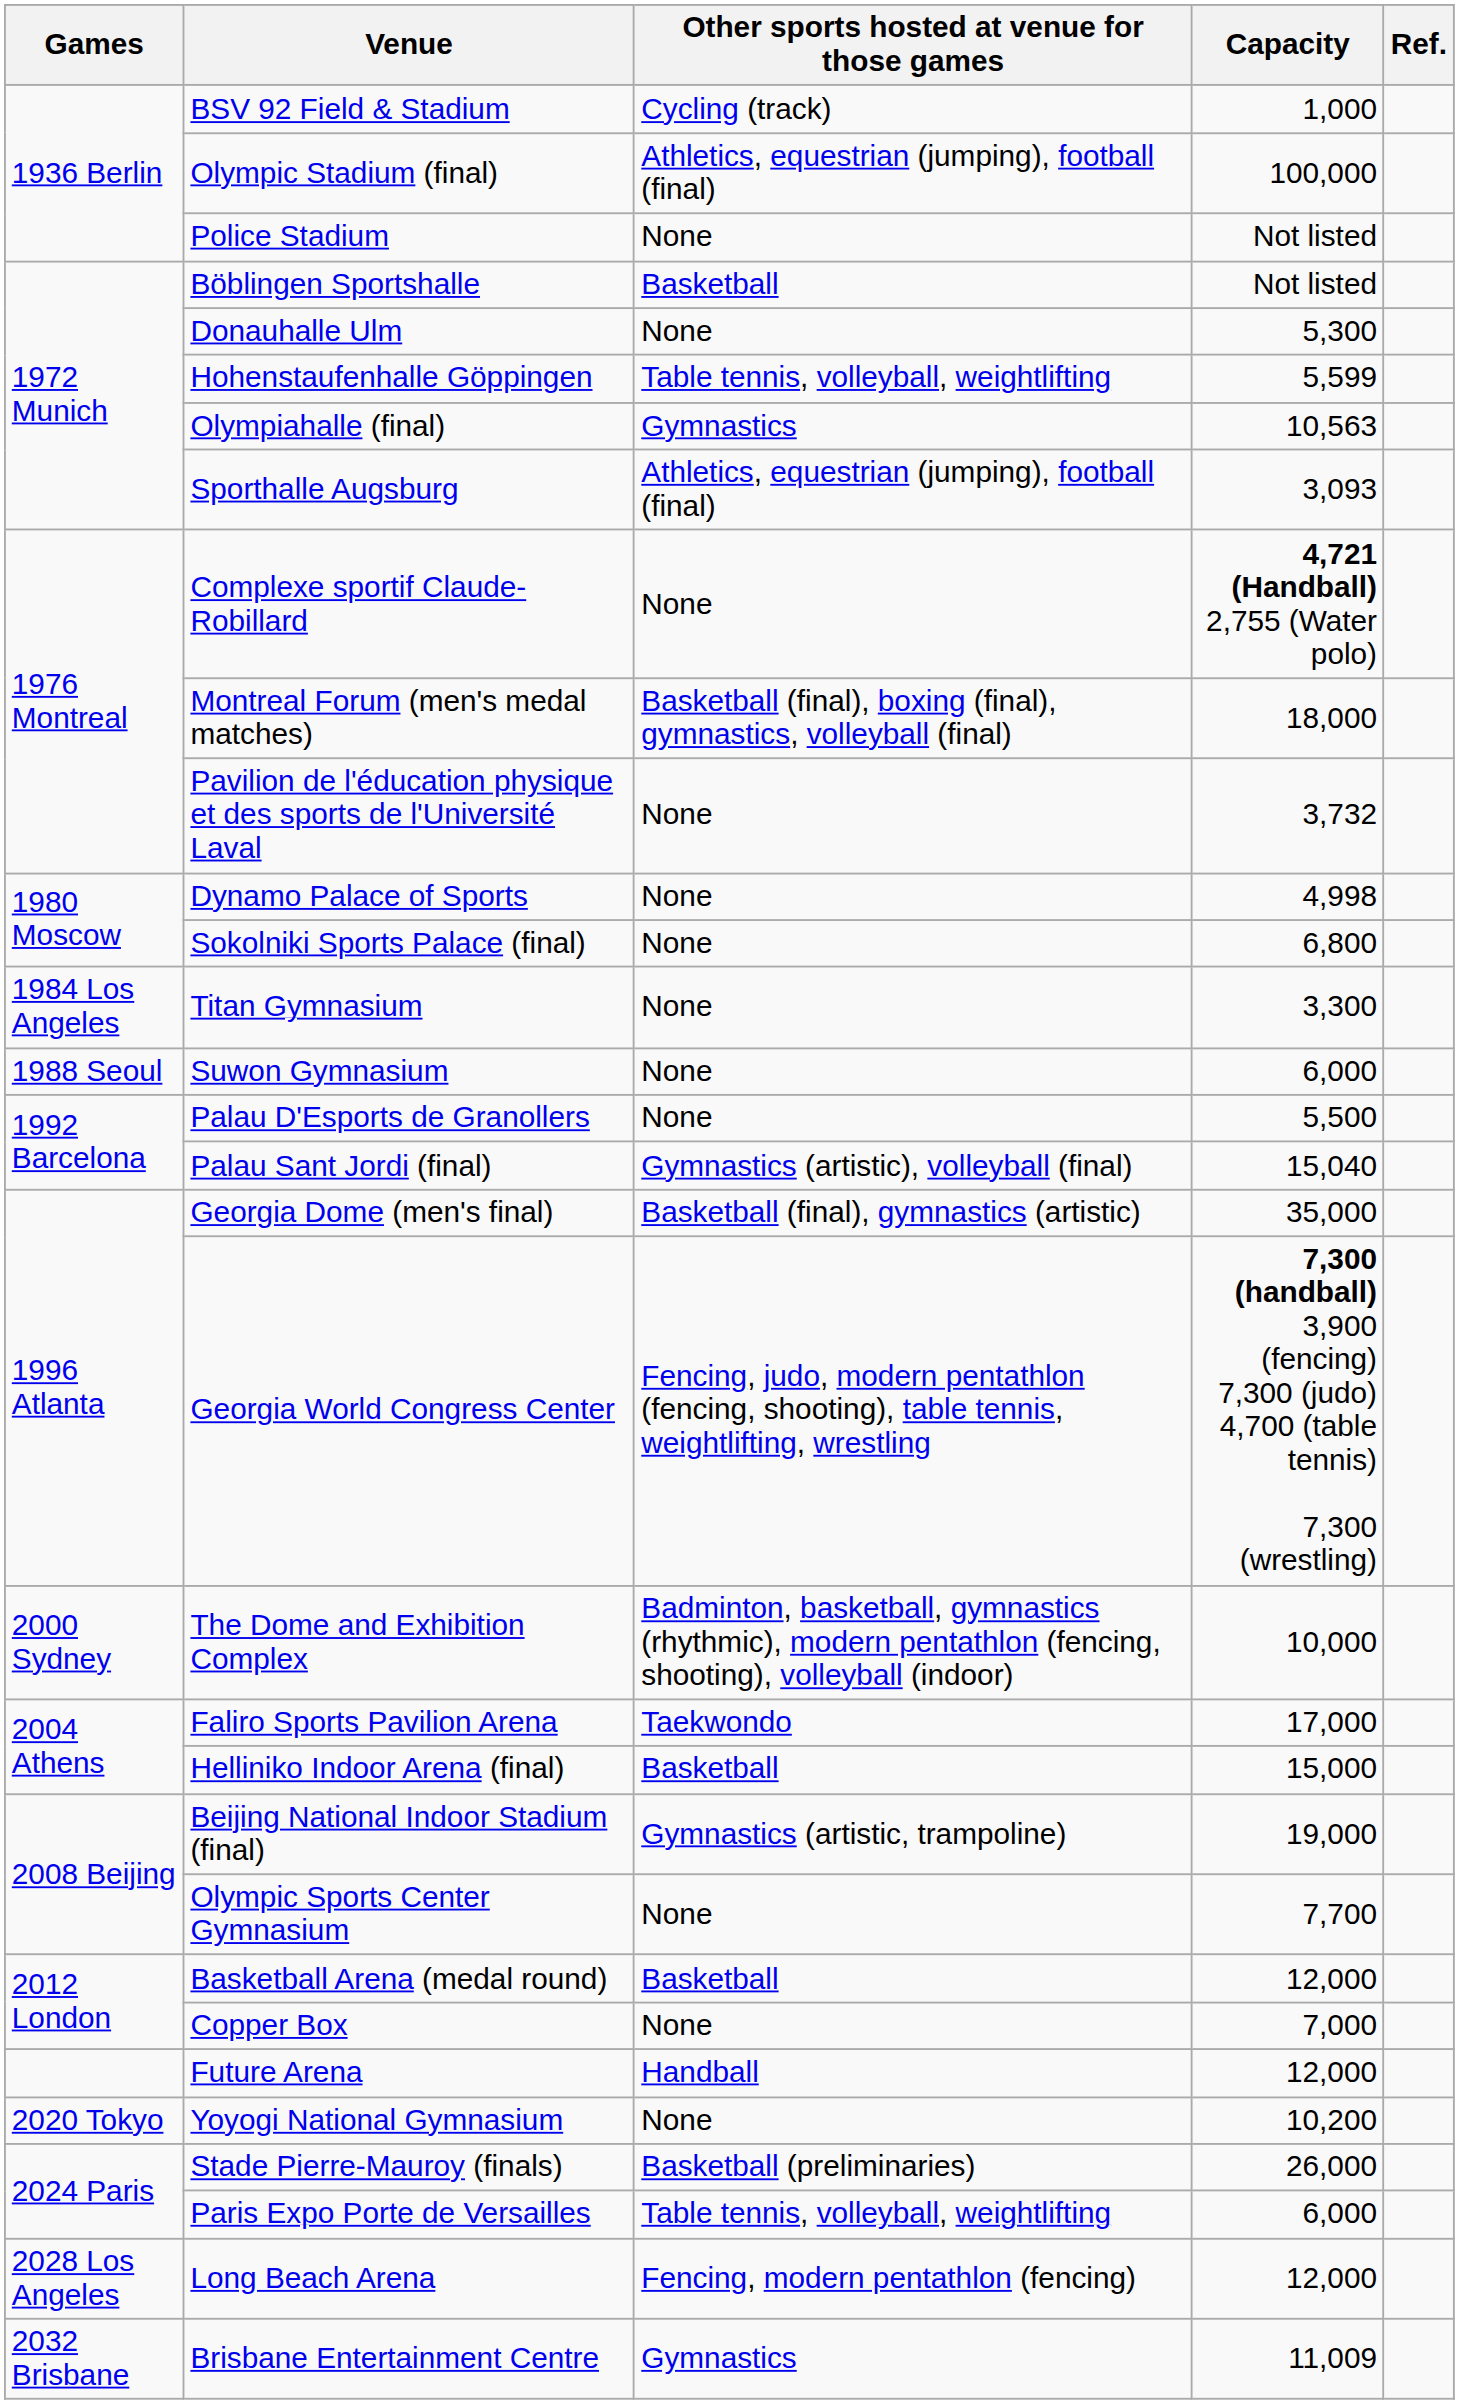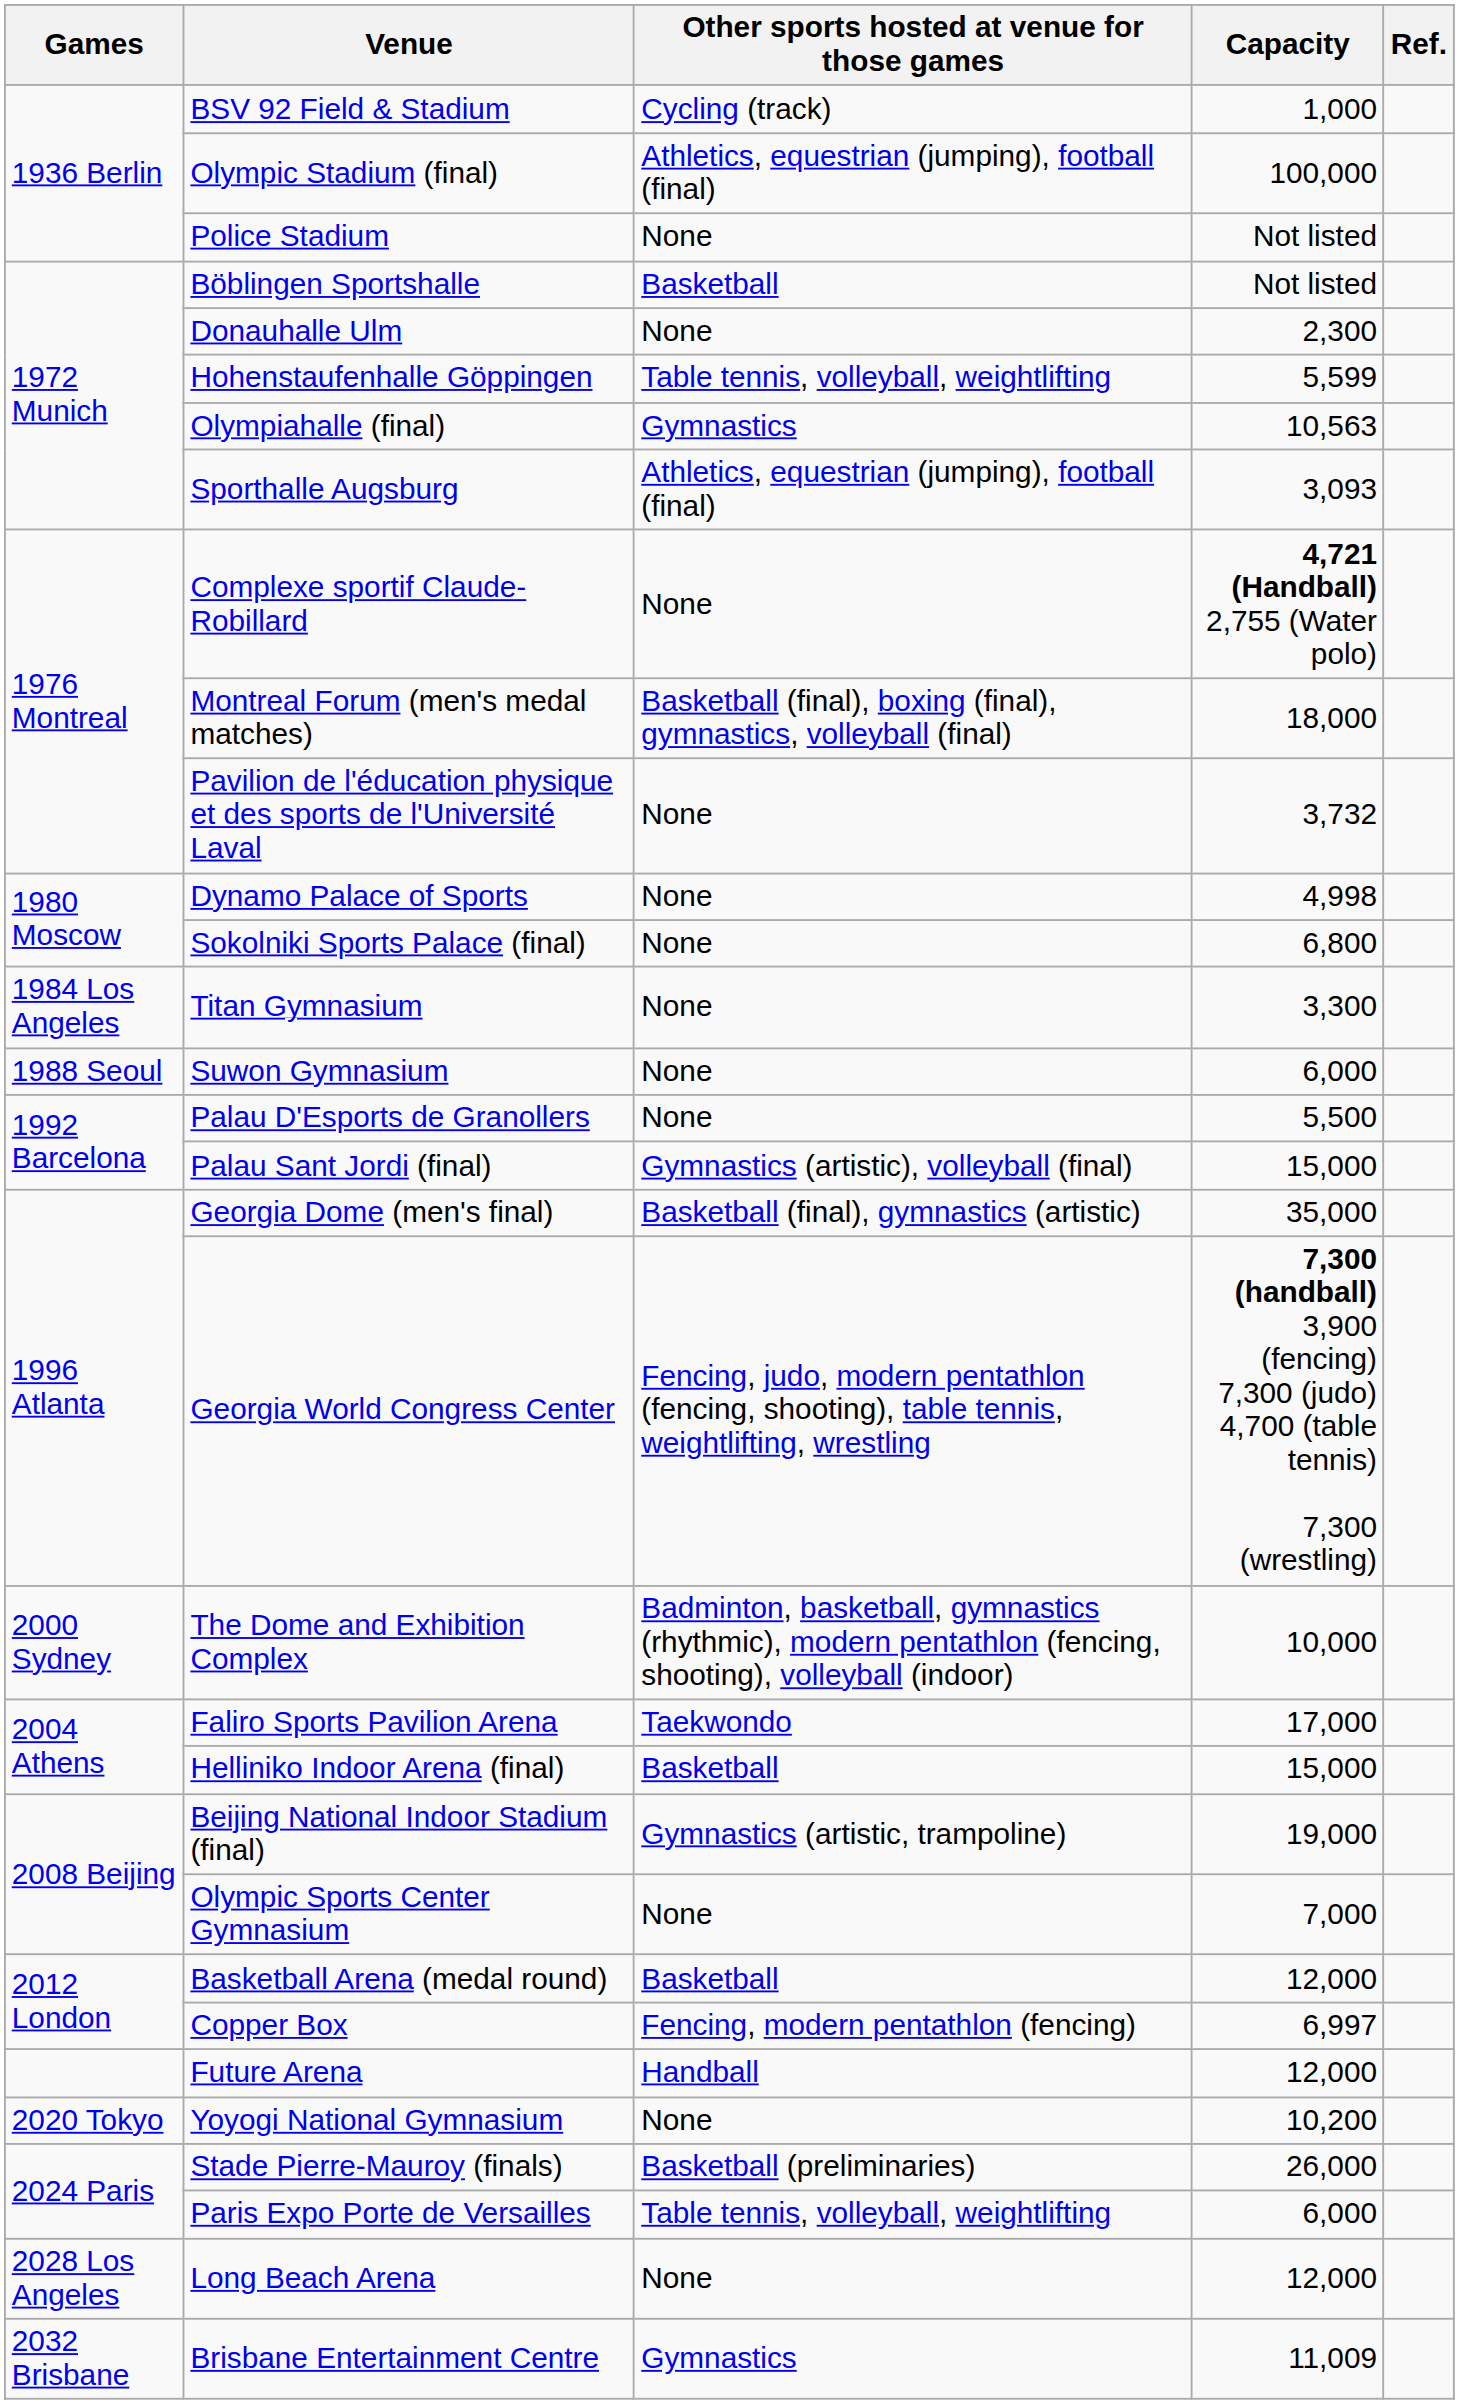(1340, 331) 5,300 -> (1340, 331) 2,300
(1331, 1165) 15,040 -> (1331, 1165) 15,000
(1340, 1914) 7,700 -> (1340, 1914) 7,000
(677, 2025) None -> (889, 2025) Fencing, modern pentathlon (fencing)
(1340, 2025) 7,000 -> (1340, 2025) 6,997
(889, 2278) Fencing, modern pentathlon (fencing) -> (677, 2278) None
